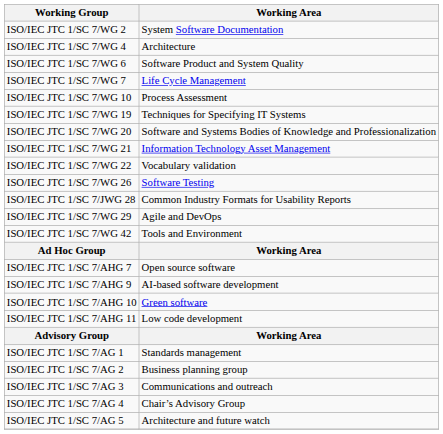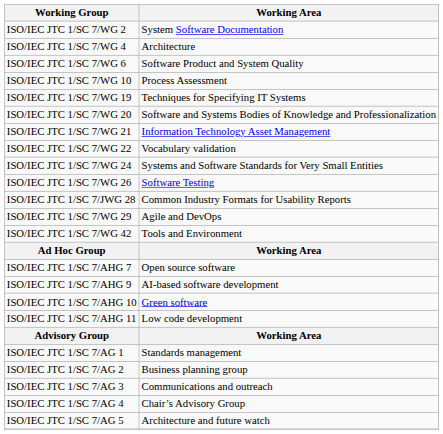- row: (66, 81)
+ row: (69, 166)
